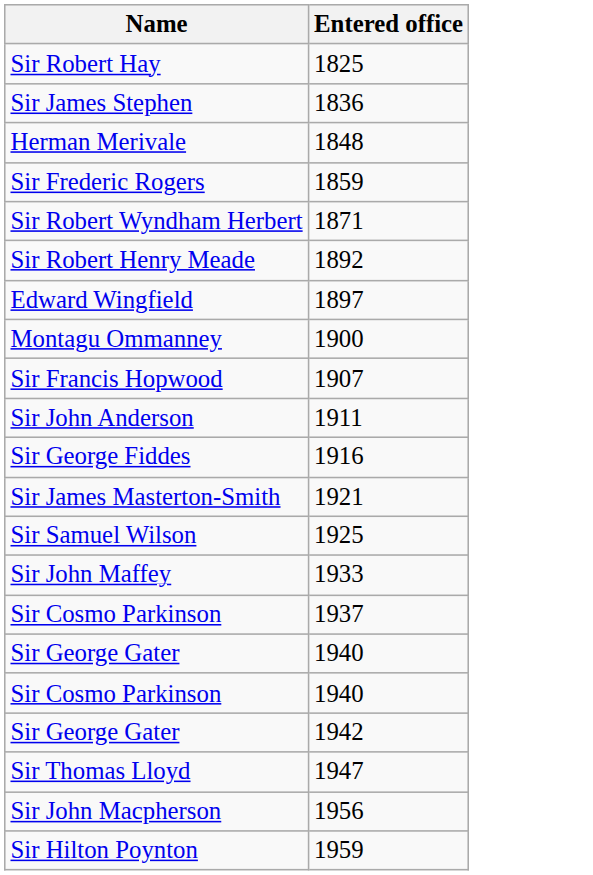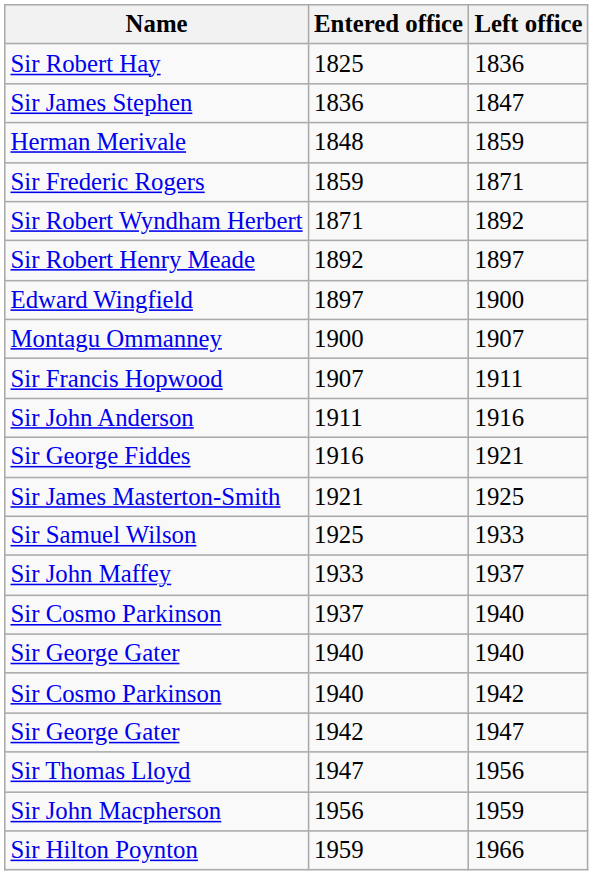+ column: (529, 24)
